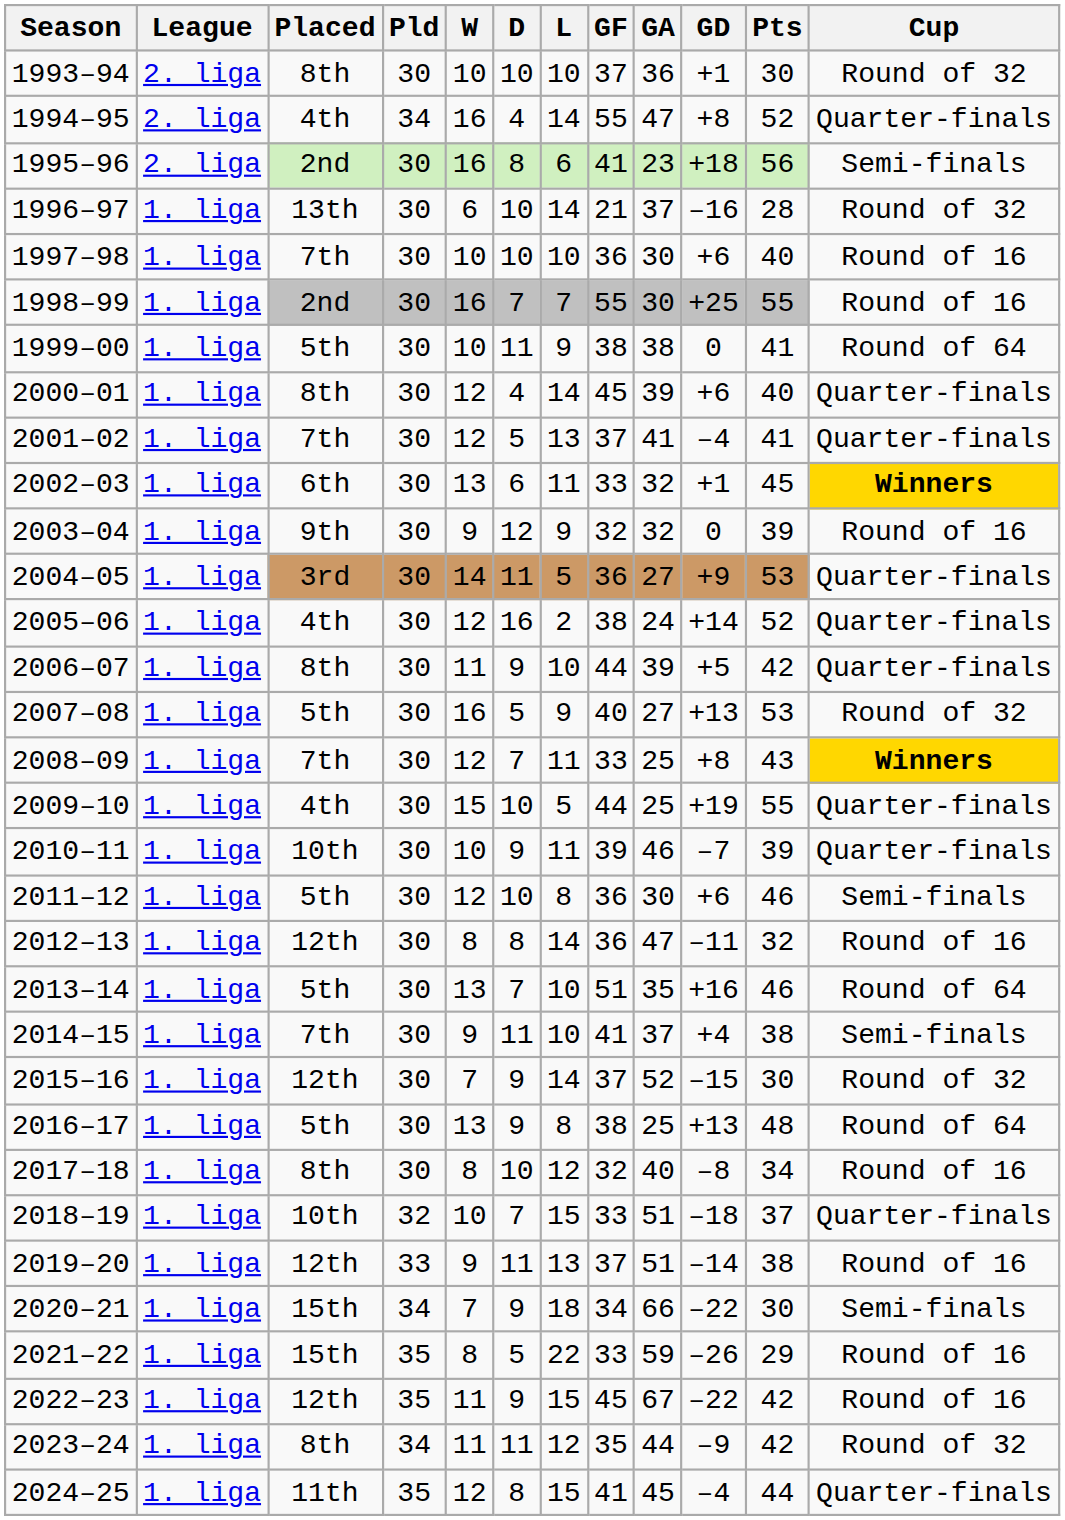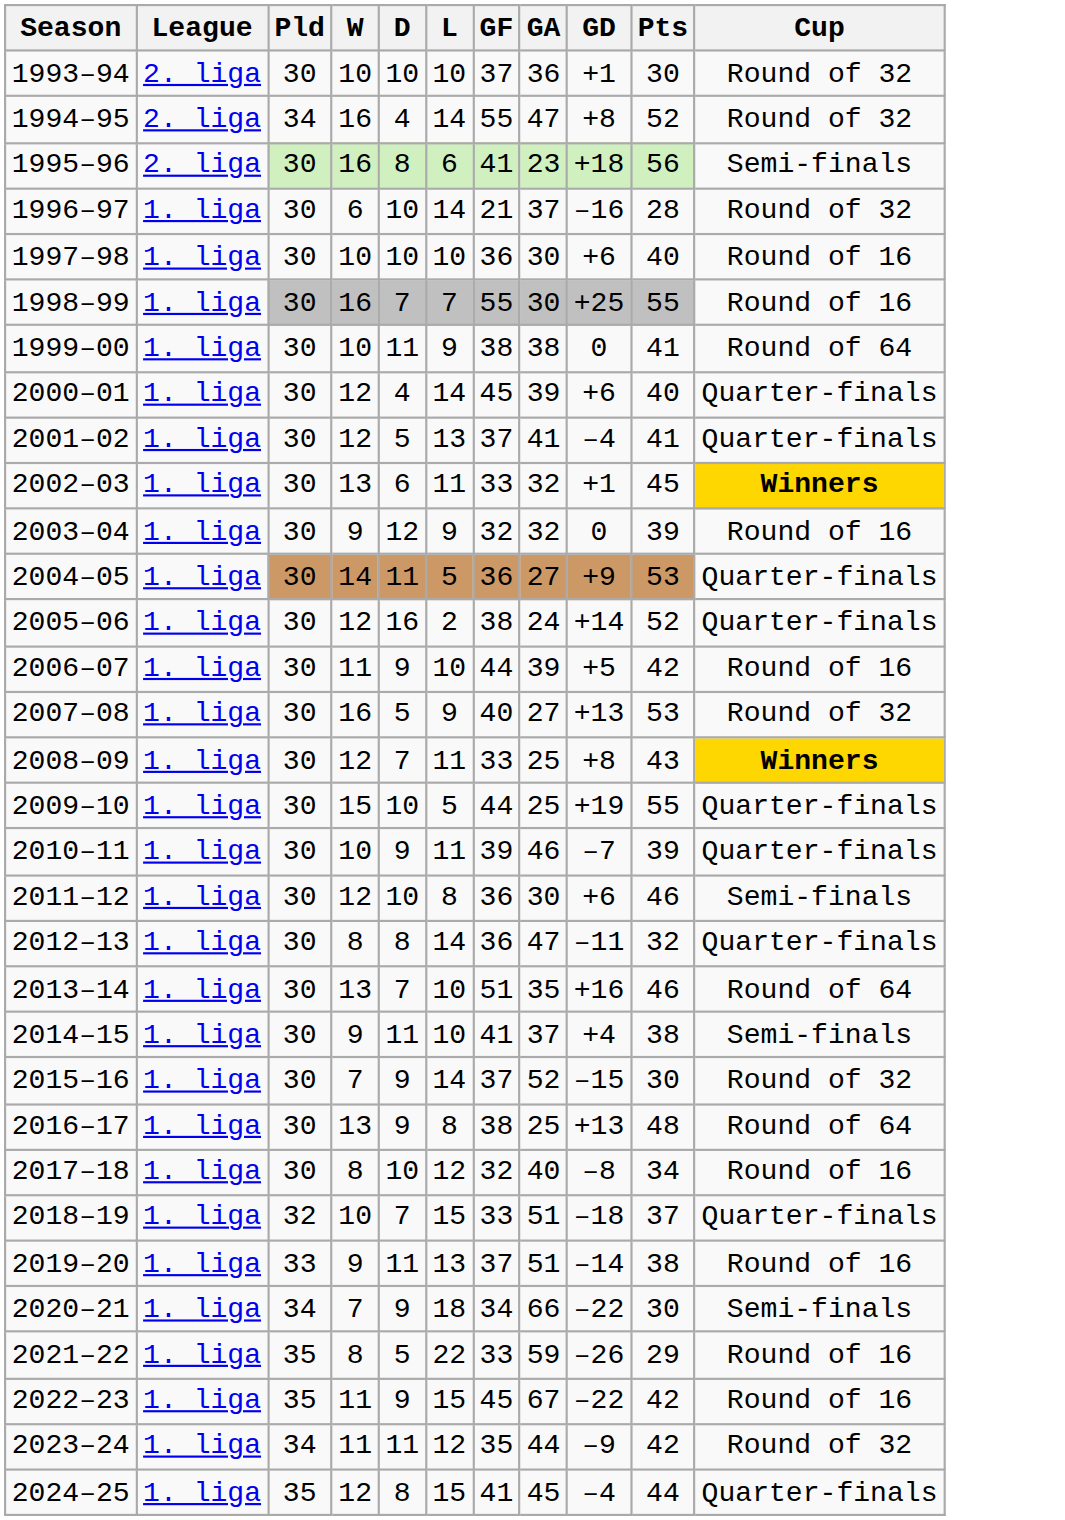- column: (325, 28)
(934, 119) Quarter-finals -> (820, 119) Round of 32
(934, 669) Quarter-finals -> (820, 669) Round of 16
(934, 943) Round of 16 -> (820, 943) Quarter-finals
